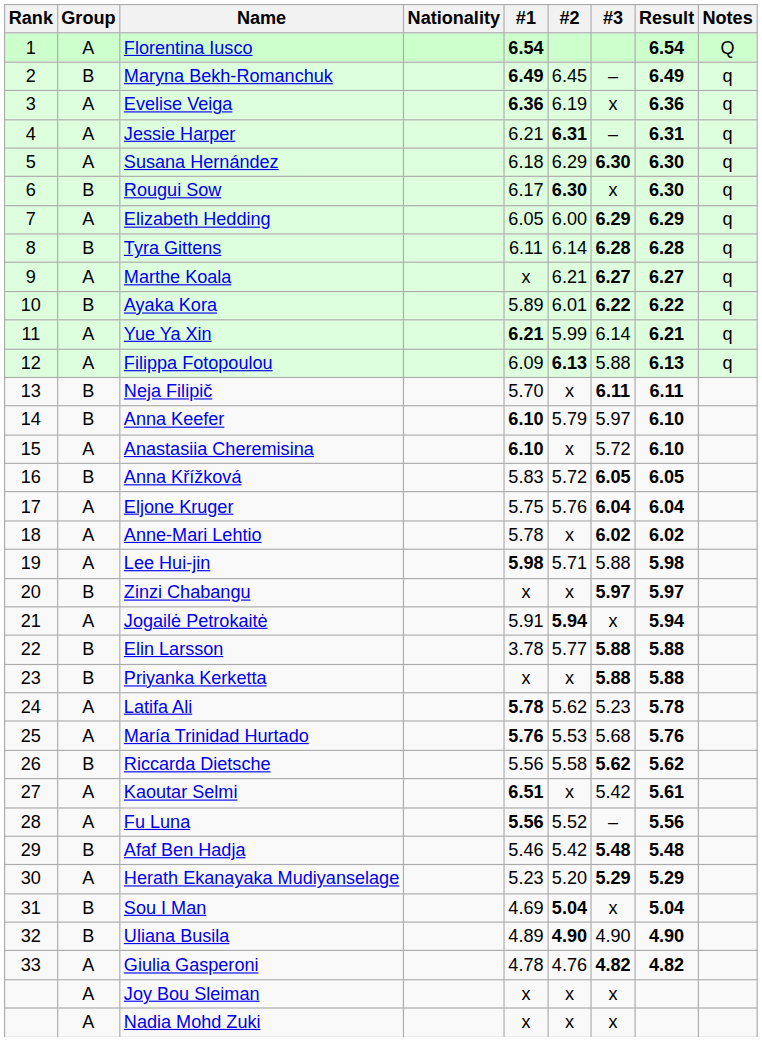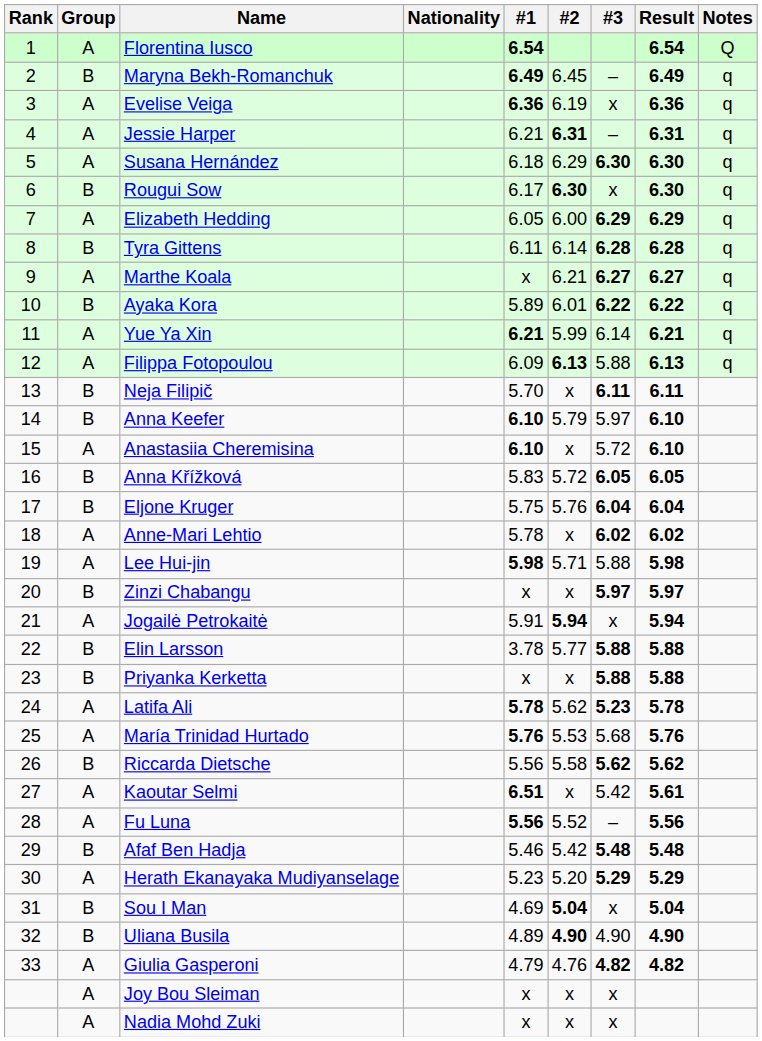(88, 506) A -> (88, 506) B
(613, 707) normal -> (613, 707) bold
(526, 965) 4.78 -> (526, 965) 4.79
